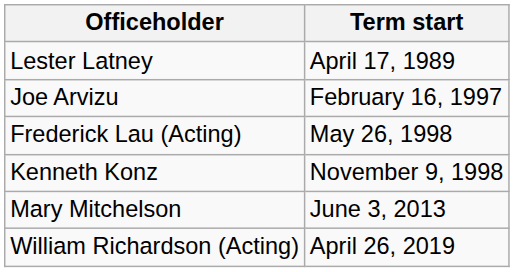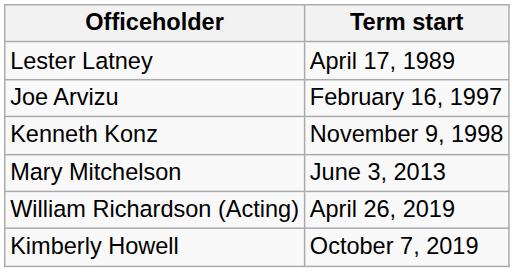- row: (126, 135)
+ row: (94, 246)
